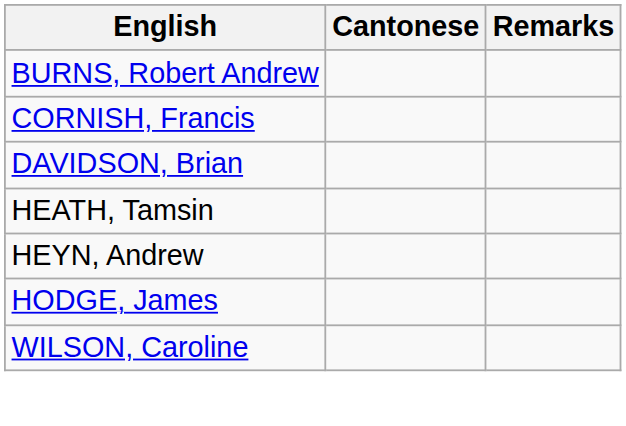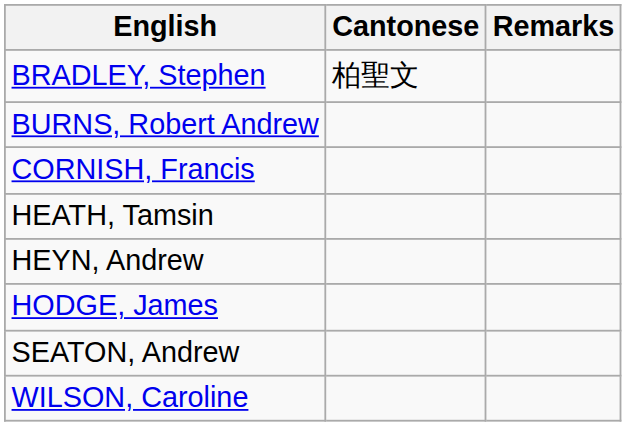+ row: (139, 75)
- row: (127, 164)
+ row: (125, 352)
